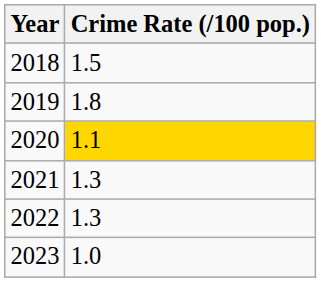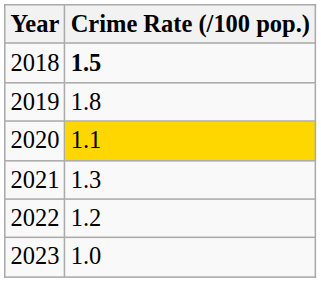(86, 62) normal -> (86, 62) bold
(86, 218) 1.3 -> (86, 218) 1.2
